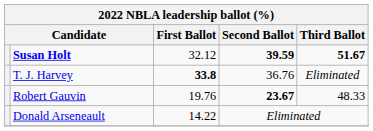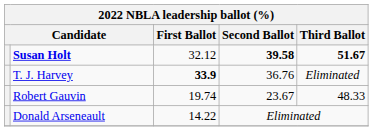(280, 55) 39.59 -> (280, 55) 39.58
(205, 75) 33.8 -> (205, 75) 33.9
(202, 96) 19.76 -> (202, 96) 19.74
(280, 96) bold -> (280, 96) normal
